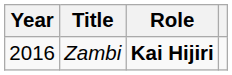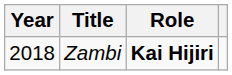(32, 53) 2016 -> (32, 53) 2018
